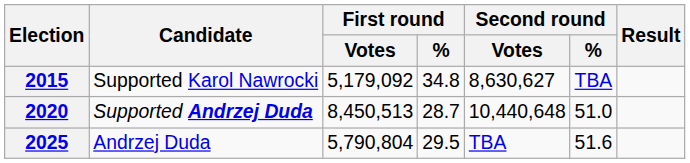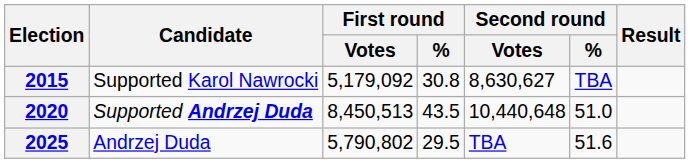(441, 81) 34.8 -> (441, 81) 30.8
(441, 111) 28.7 -> (441, 111) 43.5
(370, 142) 5,790,804 -> (370, 142) 5,790,802
